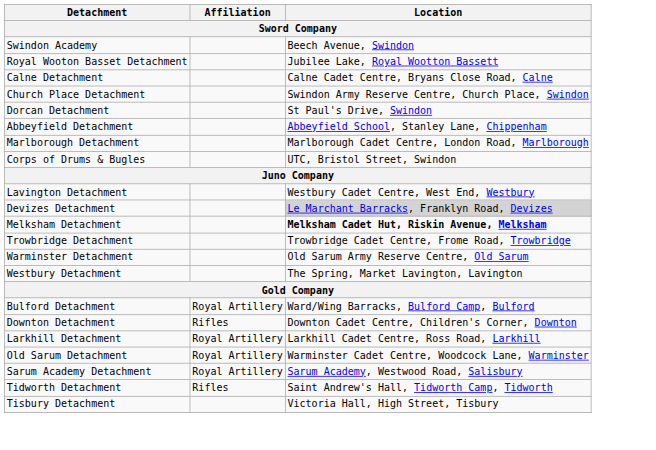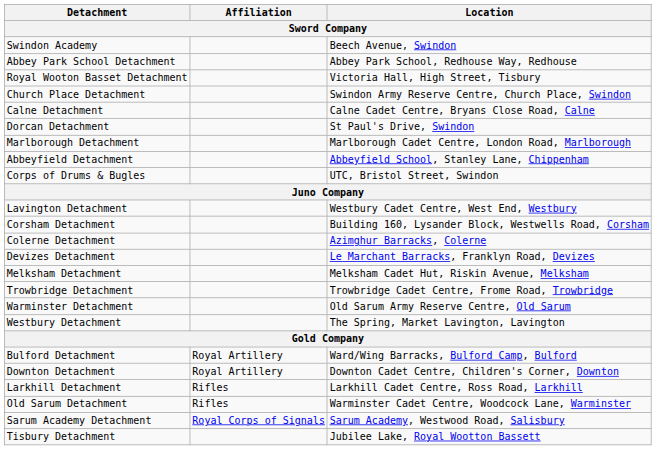+ row: (91, 61)
(393, 61) Jubilee Lake, Royal Wootton Bassett -> (435, 78) Victoria Hall, High Street, Tisbury
rows swapped: (55, 78) <-> (76, 94)
rows swapped: (70, 127) <-> (73, 143)
+ row: (61, 225)
+ row: (61, 241)
(420, 208) lightgrey background -> (462, 257) no background
(417, 225) bold -> (459, 274) normal
(210, 323) Rifles -> (238, 371) Royal Artillery
(238, 339) Royal Artillery -> (210, 388) Rifles
(238, 355) Royal Artillery -> (210, 404) Rifles
(238, 371) Royal Artillery -> (259, 420) Royal Corps of Signals
- row: (64, 388)
(393, 404) Victoria Hall, High Street, Tisbury -> (435, 437) Jubilee Lake, Royal Wootton Bassett
